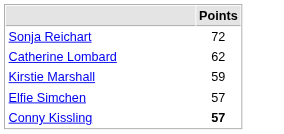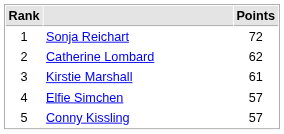+ column: (24, 16)
(218, 77) 59 -> (256, 77) 61
(218, 118) bold -> (256, 118) normal
